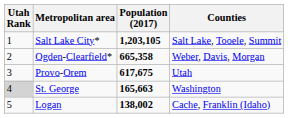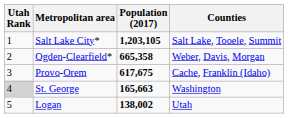(182, 72) Utah -> (221, 72) Cache, Franklin (Idaho)
(221, 105) Cache, Franklin (Idaho) -> (182, 105) Utah
